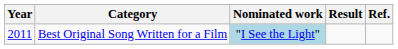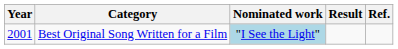(20, 34) 2011 -> (20, 34) 2001
